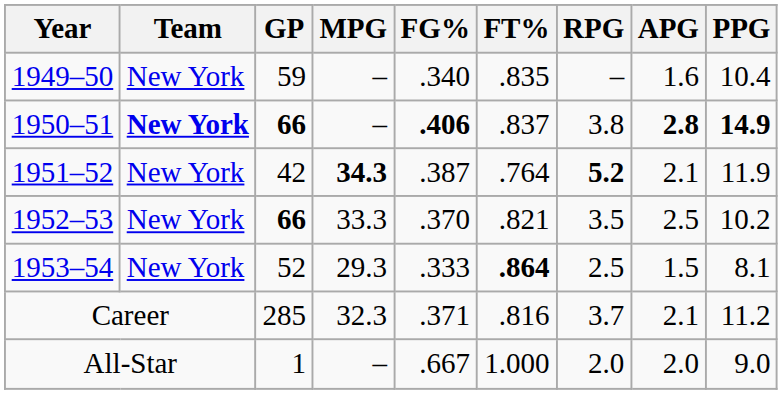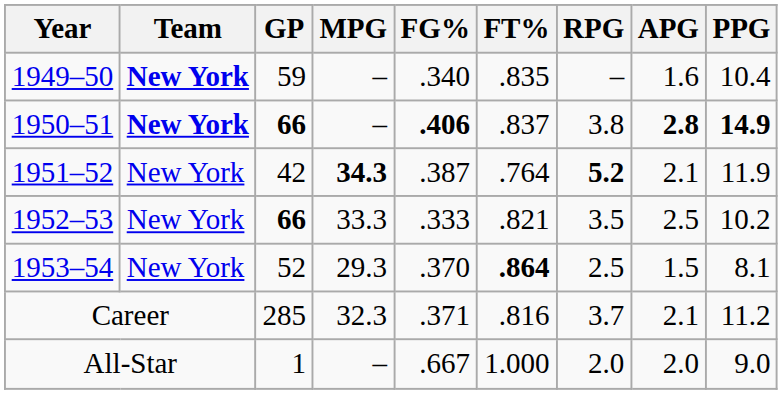(186, 76) normal -> (188, 76) bold
(445, 220) .370 -> (445, 220) .333
(445, 267) .333 -> (445, 267) .370
